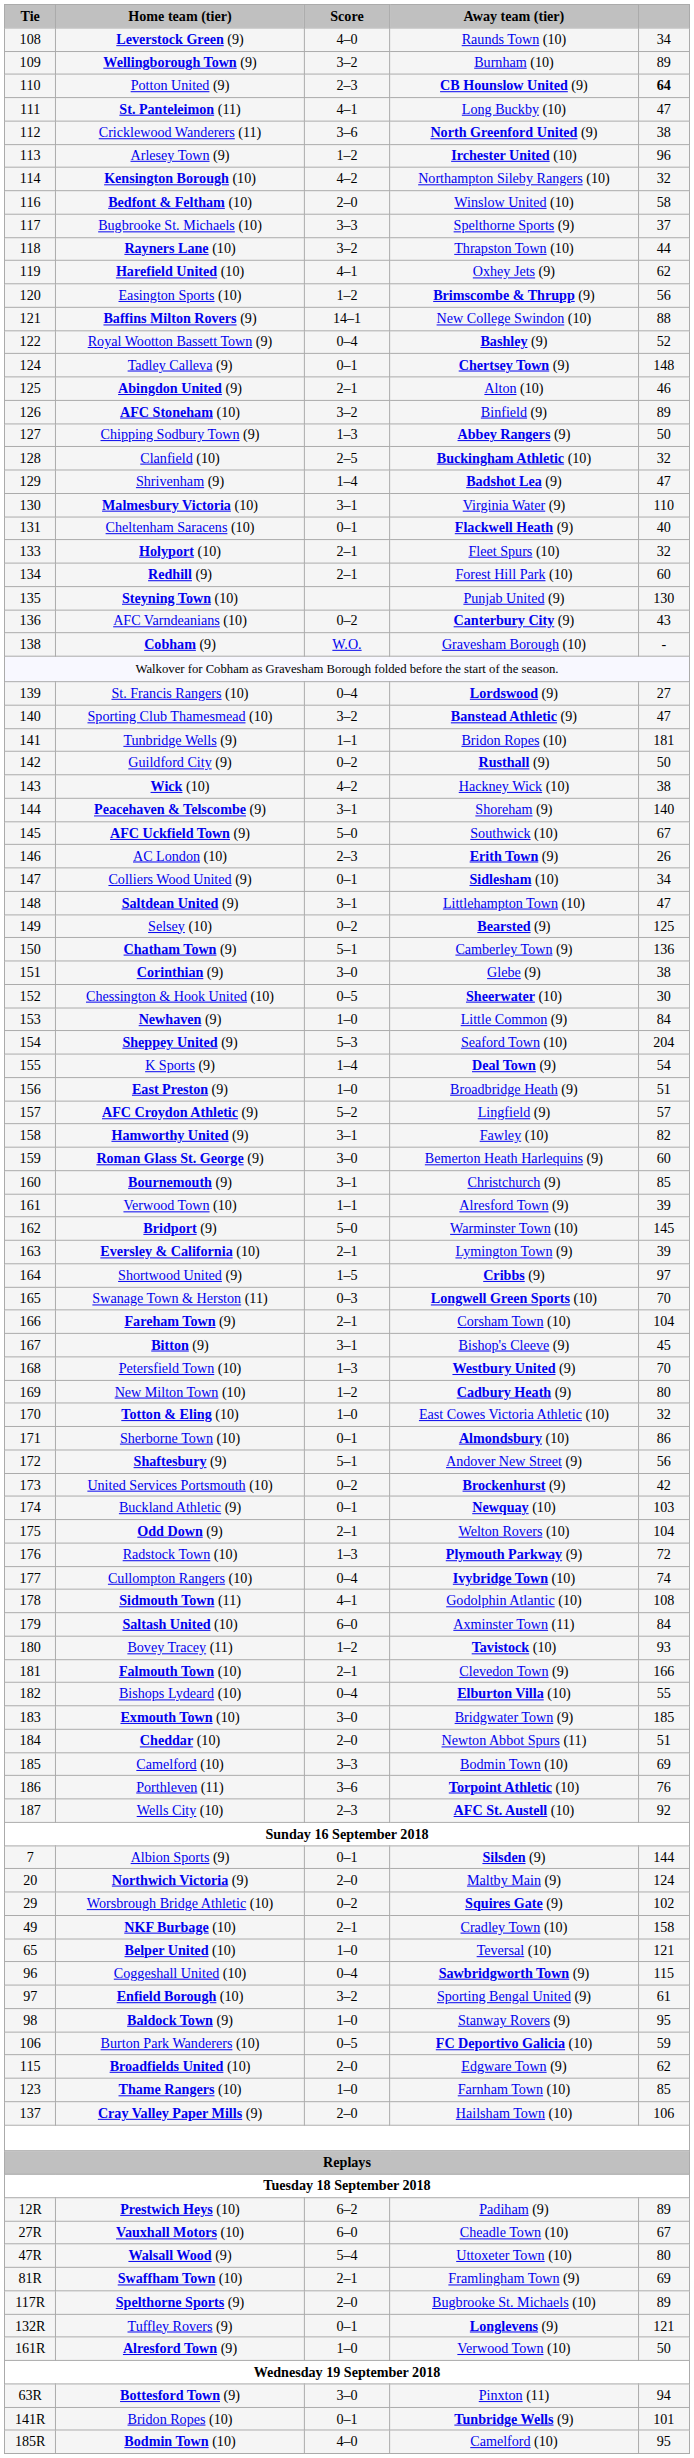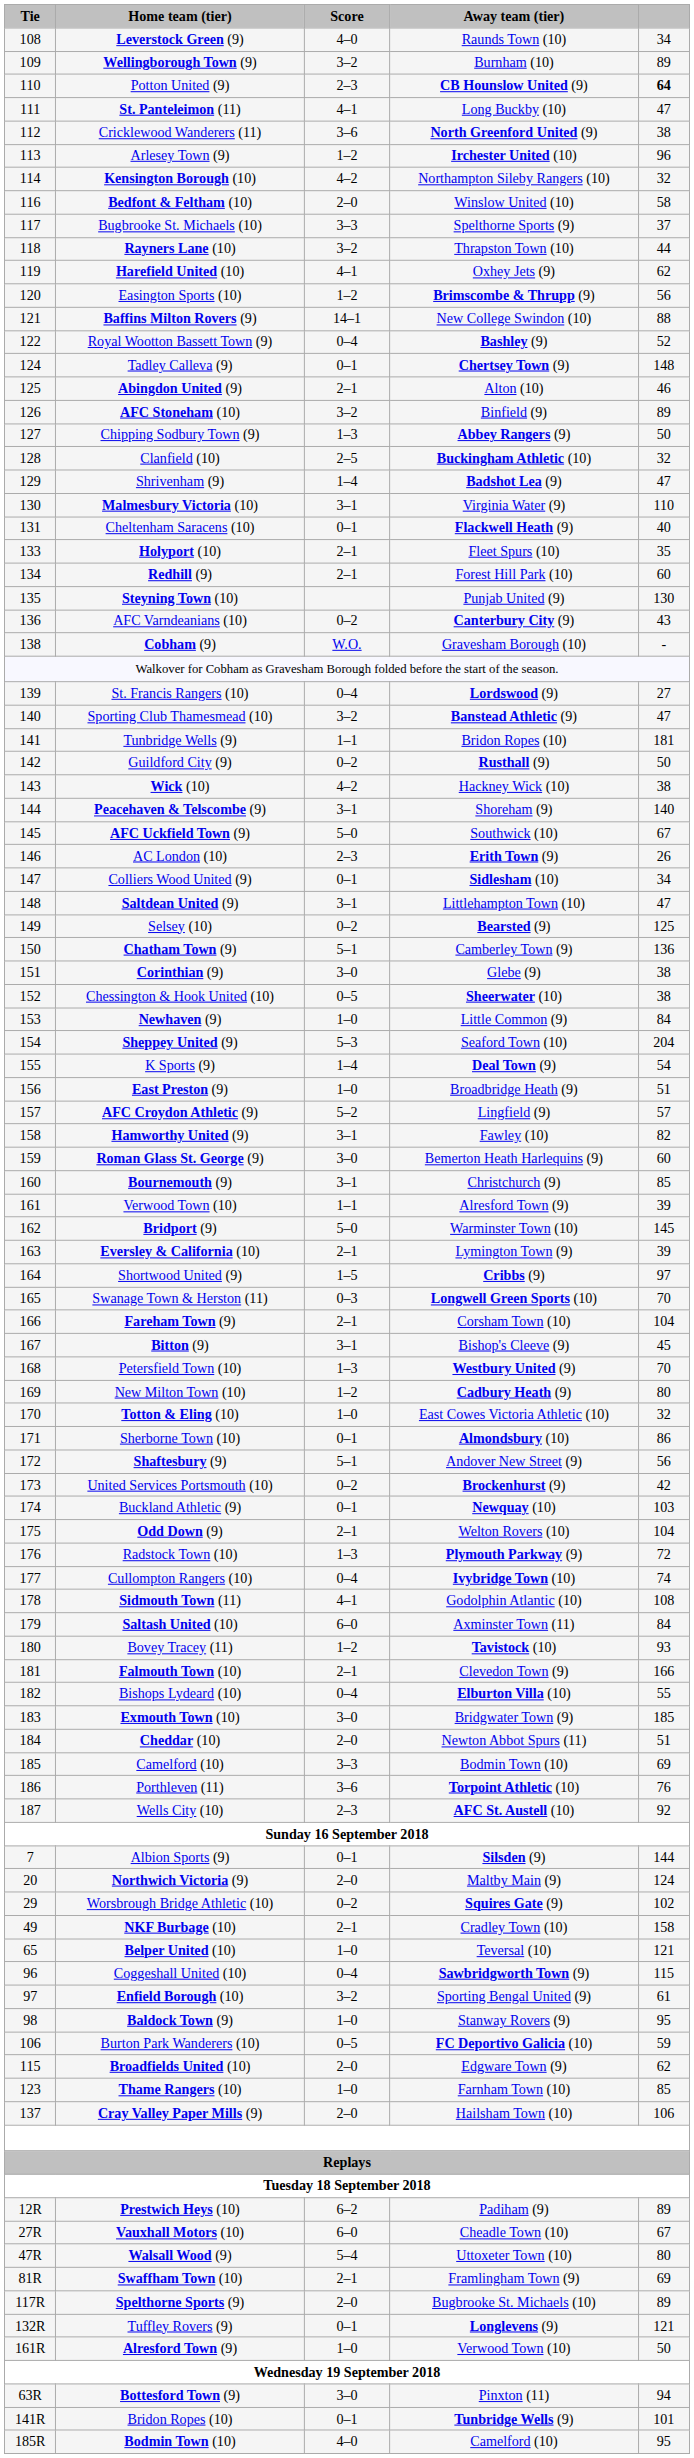(664, 551) 32 -> (664, 551) 35
(664, 996) 30 -> (664, 996) 38
